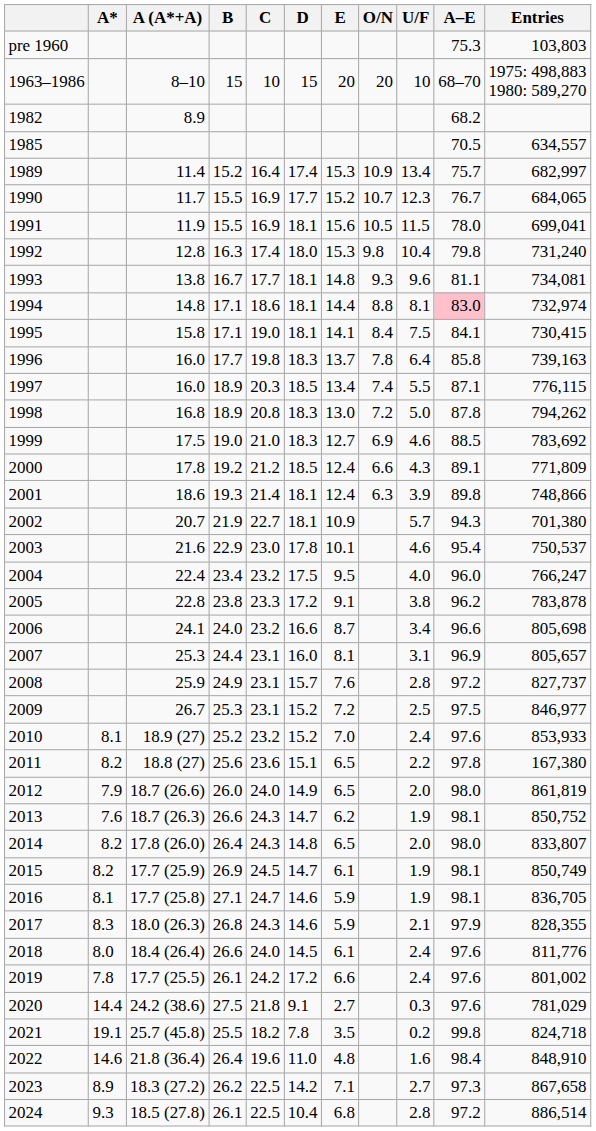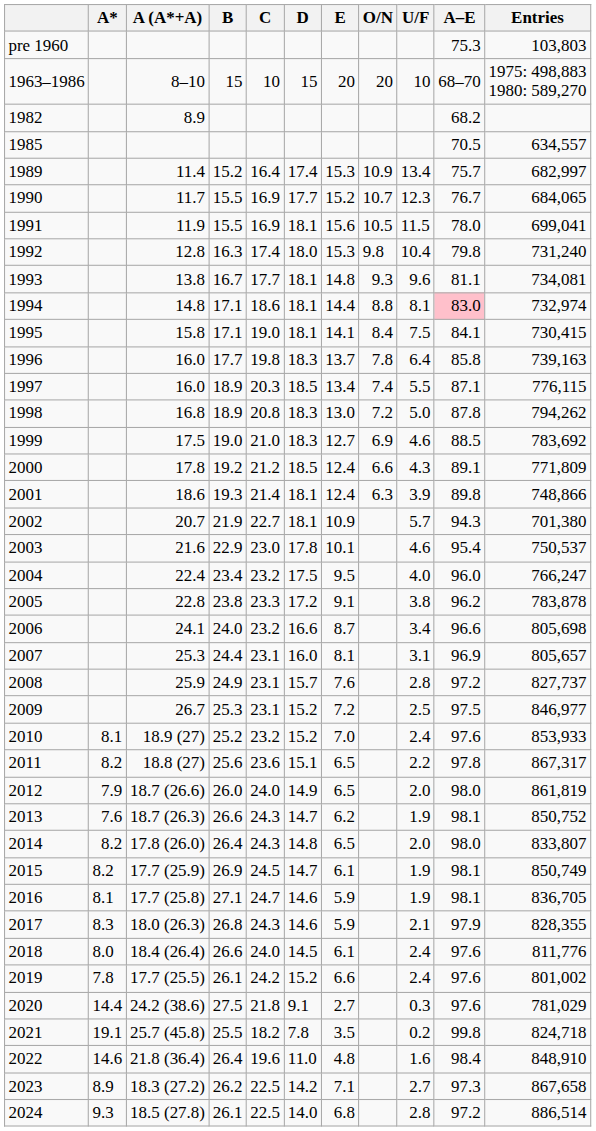(559, 763) 167,380 -> (559, 763) 867,317
(303, 978) 17.2 -> (303, 978) 15.2
(303, 1112) 10.4 -> (303, 1112) 14.0
